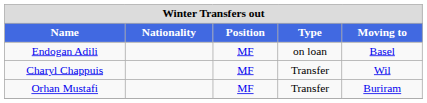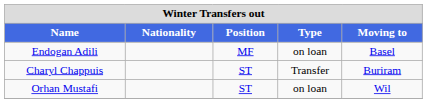(245, 70) MF -> (245, 70) ST
(382, 70) Wil -> (382, 70) Buriram
(245, 89) MF -> (245, 89) ST
(310, 89) Transfer -> (310, 89) on loan
(382, 89) Buriram -> (382, 89) Wil
